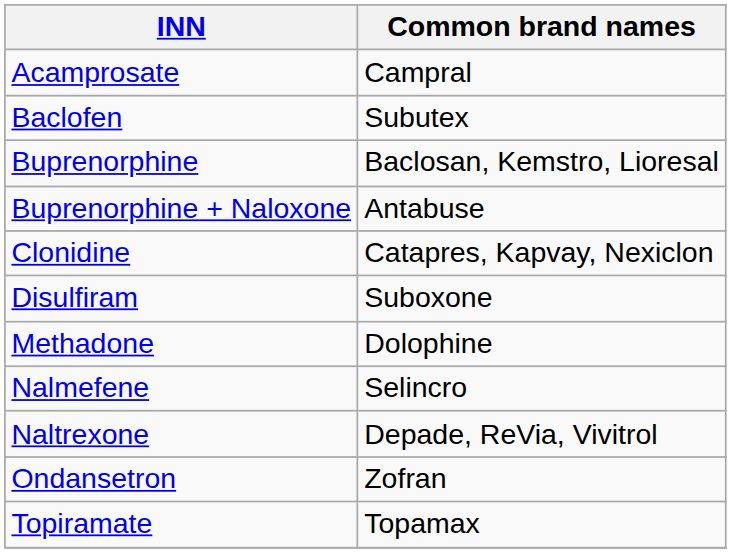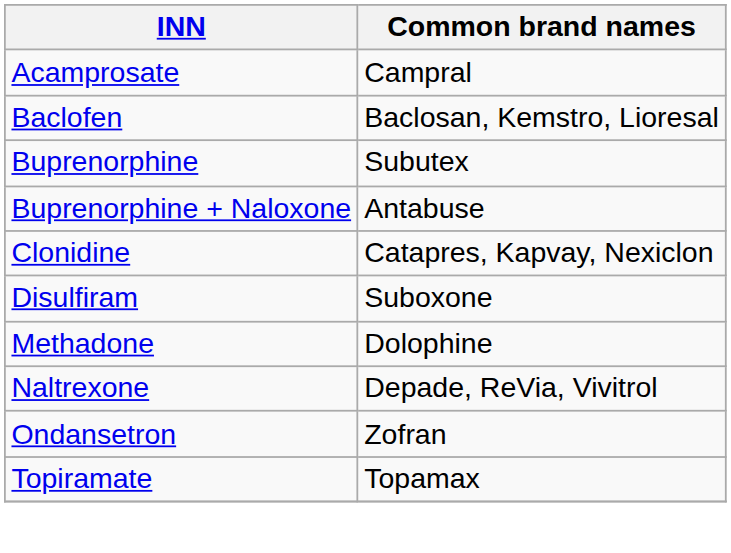(416, 117) Subutex -> (542, 117) Baclosan, Kemstro, Lioresal
(542, 162) Baclosan, Kemstro, Lioresal -> (416, 162) Subutex
- row: (80, 388)
